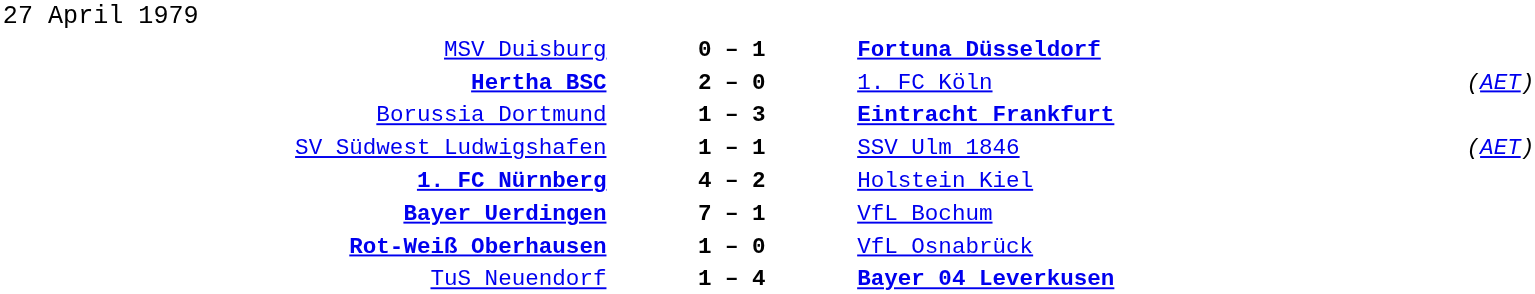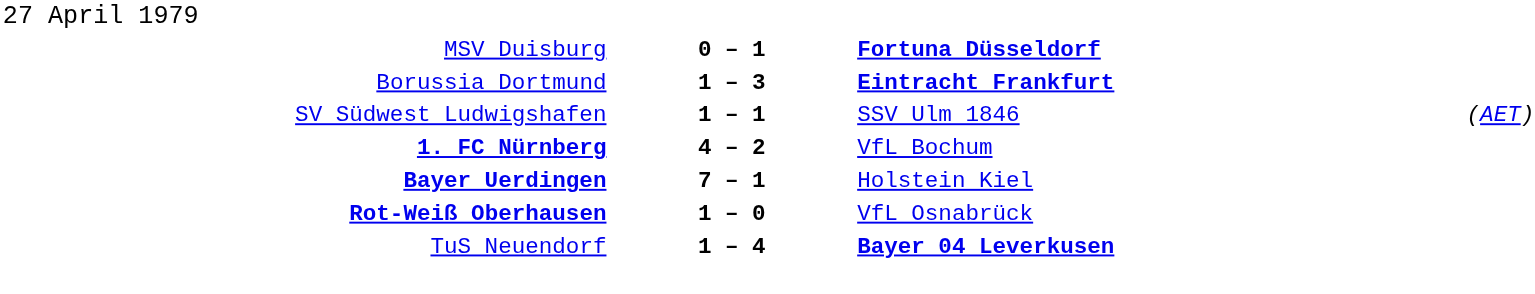- row: (539, 83)
(945, 181) Holstein Kiel -> (925, 148) VfL Bochum
(925, 214) VfL Bochum -> (945, 181) Holstein Kiel
